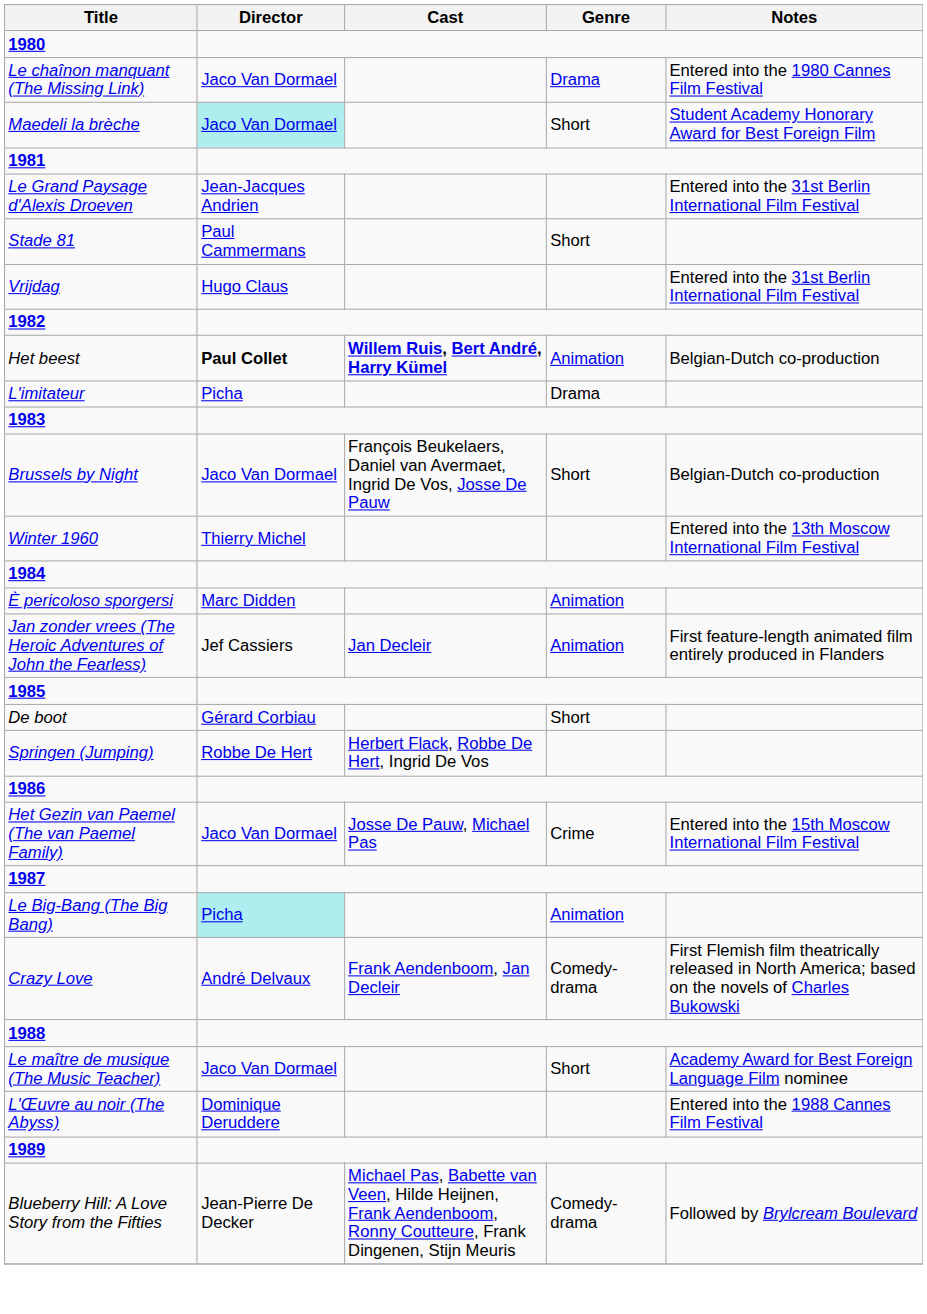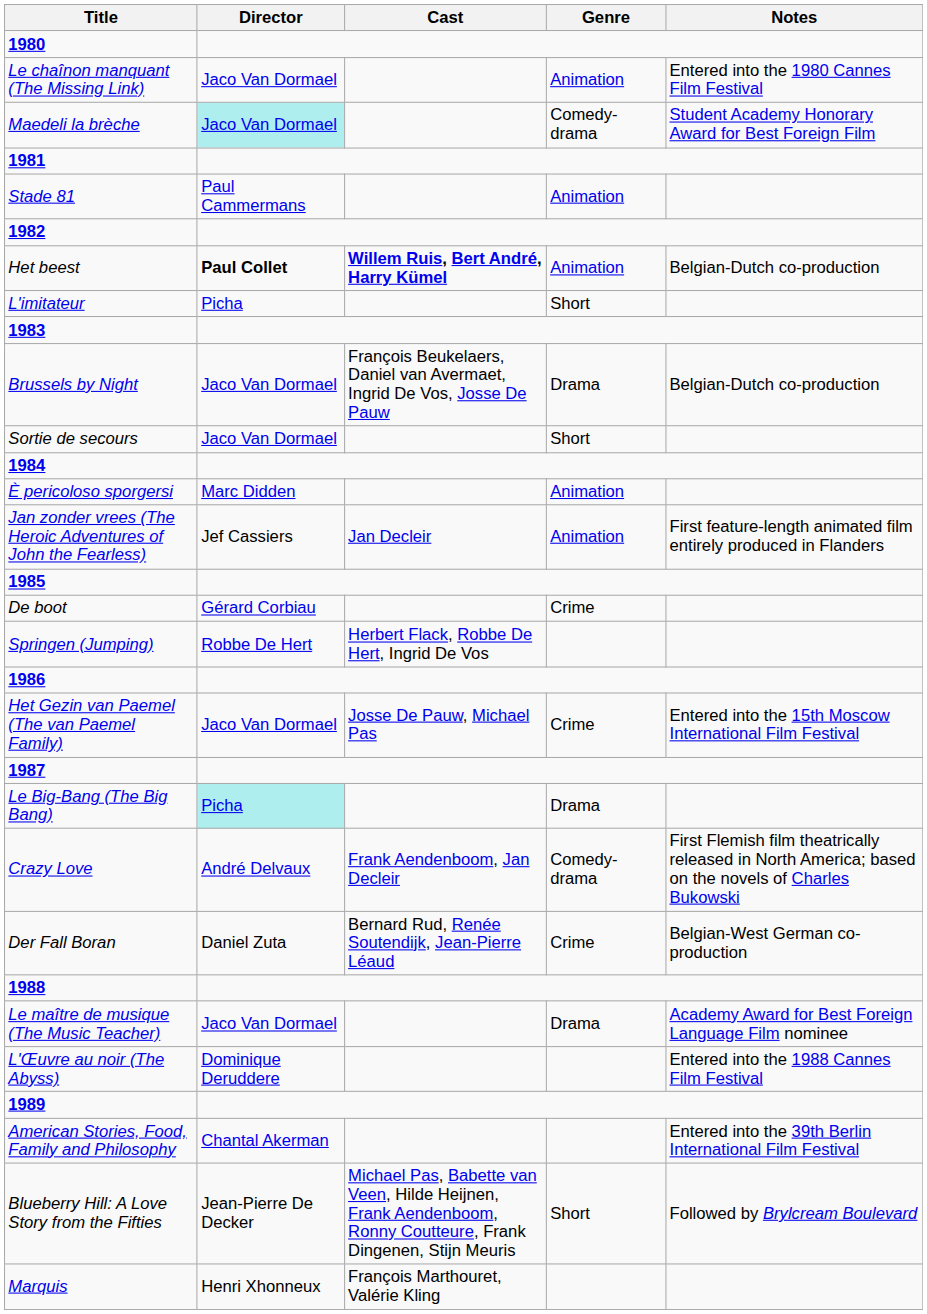(575, 79) Drama -> (587, 79) Animation
(570, 124) Short -> (584, 124) Comedy-drama
- row: (78, 196)
(570, 241) Short -> (587, 196) Animation
- row: (34, 286)
(575, 393) Drama -> (570, 303) Short
(570, 474) Short -> (575, 384) Drama
+ row: (73, 439)
- row: (53, 538)
(570, 717) Short -> (572, 608) Crime
(587, 914) Animation -> (575, 805) Drama
+ row: (62, 942)
(570, 1068) Short -> (575, 1023) Drama
+ row: (98, 1140)
(584, 1213) Comedy-drama -> (570, 1213) Short
+ row: (38, 1286)
